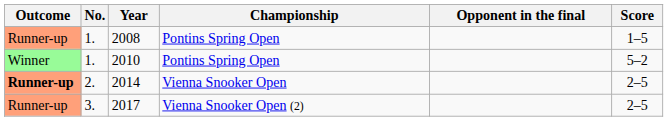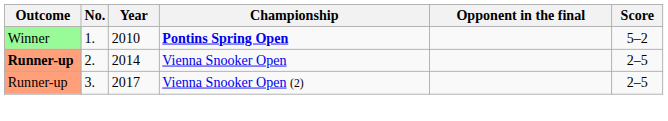- row: (126, 37)
(221, 60) normal -> (225, 37) bold
